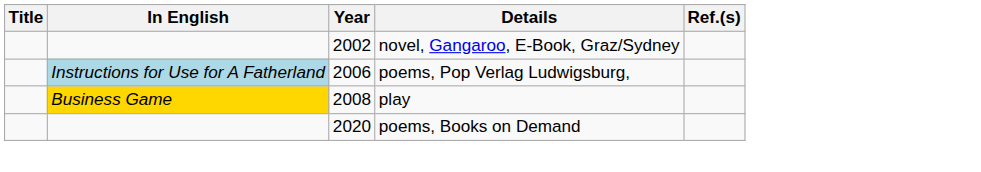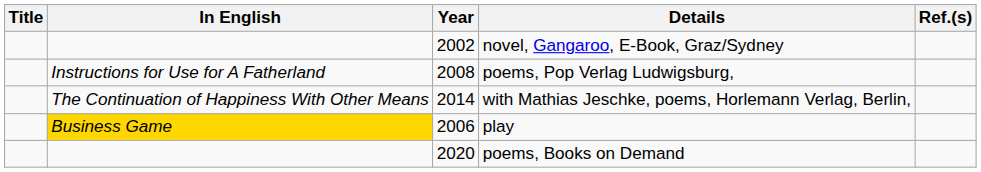(188, 72) lightblue background -> (188, 72) no background
(352, 72) 2006 -> (456, 72) 2008
+ row: (697, 99)
(352, 99) 2008 -> (456, 126) 2006
